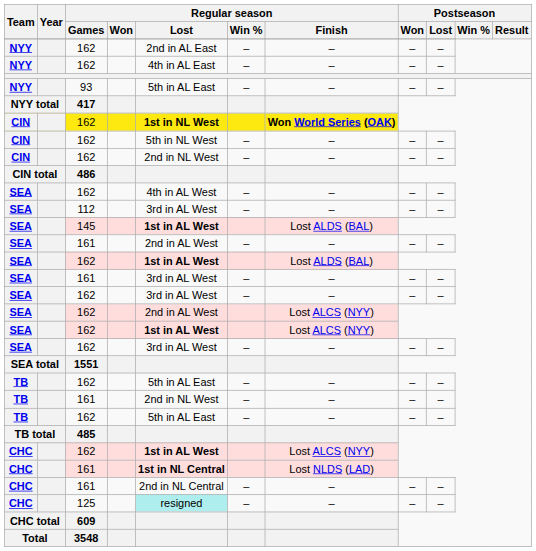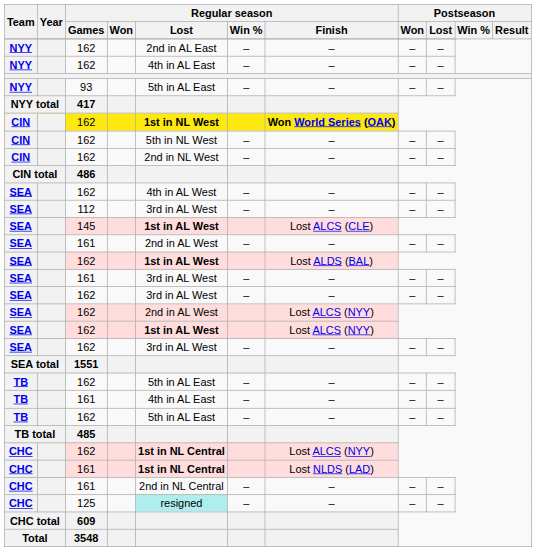(332, 226) Lost ALDS (BAL) -> (332, 226) Lost ALCS (CLE)
(181, 399) 2nd in NL West -> (181, 399) 4th in AL East
(181, 451) 1st in AL West -> (181, 451) 1st in NL Central
